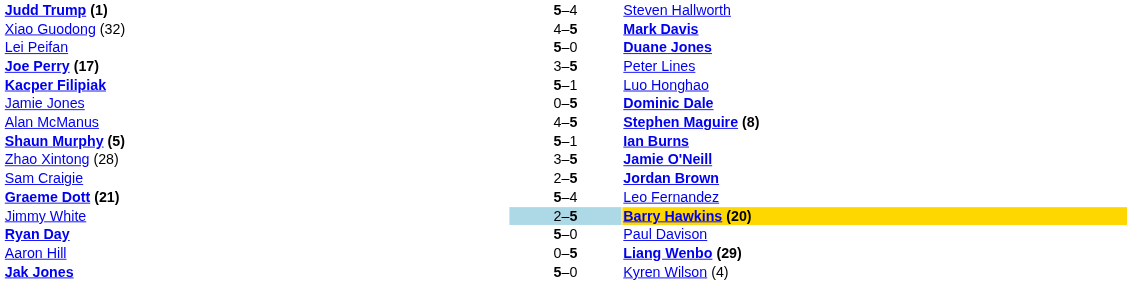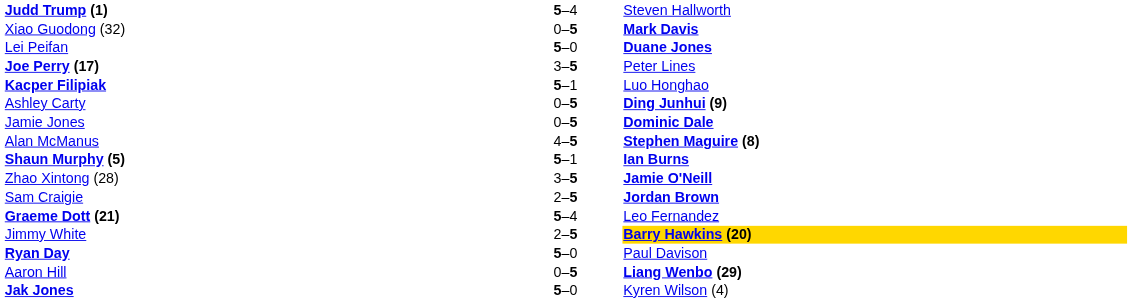(565, 29) 4–5 -> (565, 29) 0–5
+ row: (45, 103)
(565, 216) lightblue background -> (565, 234) no background
